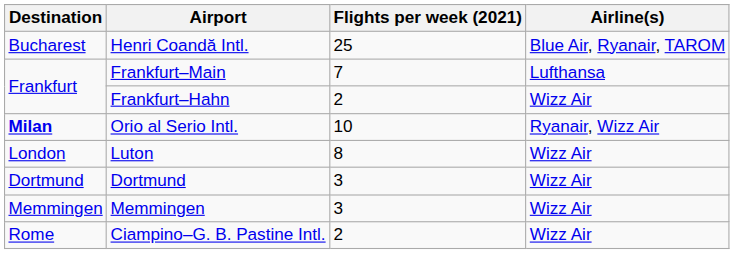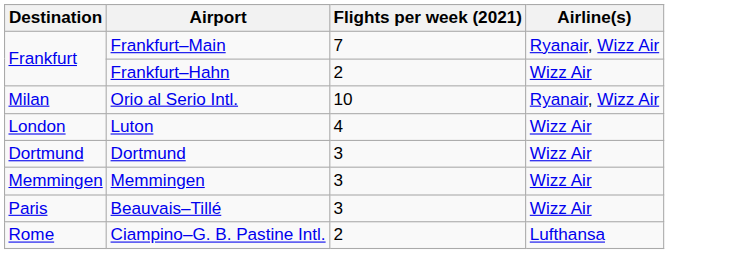- row: (180, 45)
(567, 72) Lufthansa -> (594, 45) Ryanair, Wizz Air
(30, 126) bold -> (29, 99) normal
(338, 153) 8 -> (338, 126) 4
+ row: (166, 208)
(561, 235) Wizz Air -> (567, 235) Lufthansa
